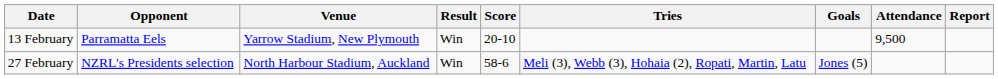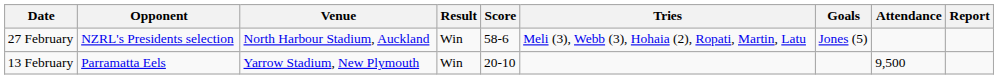rows swapped: (40, 39) <-> (40, 62)
